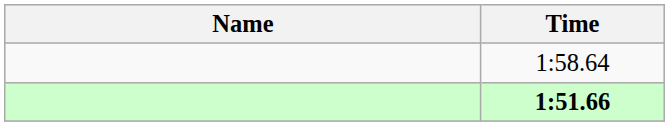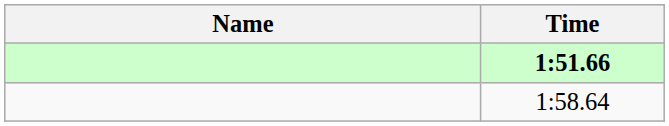rows swapped: (572, 101) <-> (572, 62)
